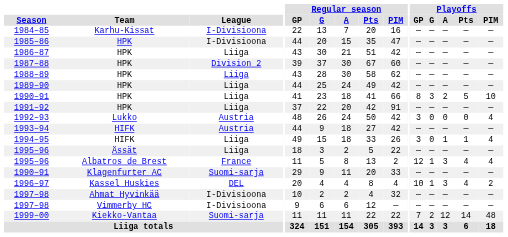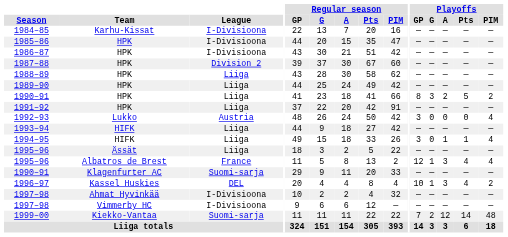(236, 53) Liiga -> (236, 53) I-Divisioona
(491, 96) 10 -> (491, 96) 2
(236, 129) Austria -> (236, 129) Liiga
